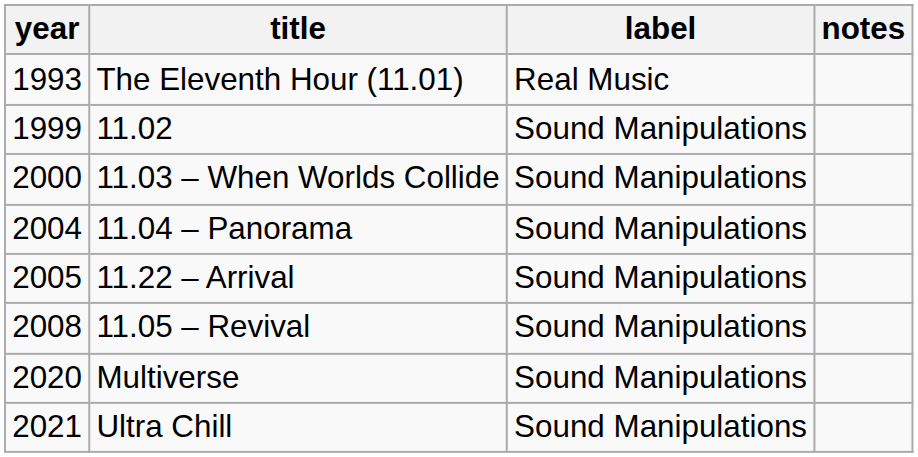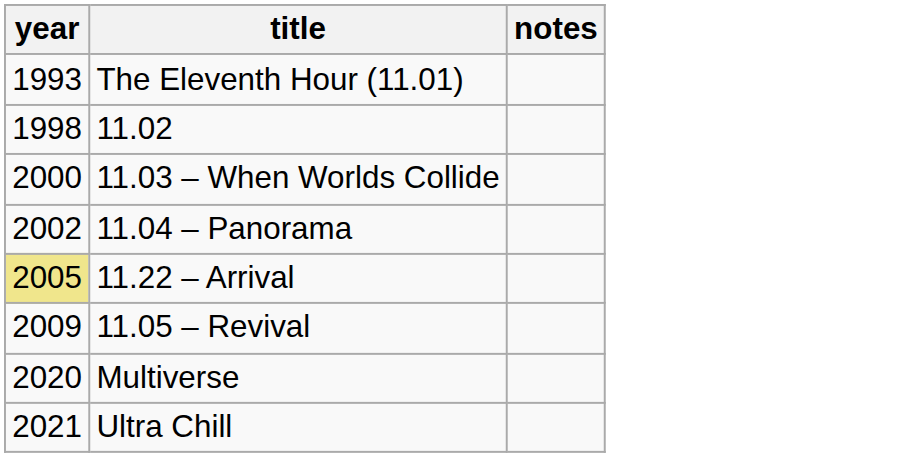- column: (661, 29)
(47, 128) 1999 -> (47, 128) 1998
(47, 228) 2004 -> (47, 228) 2002
(47, 278) no background -> (47, 278) khaki background
(47, 327) 2008 -> (47, 327) 2009
